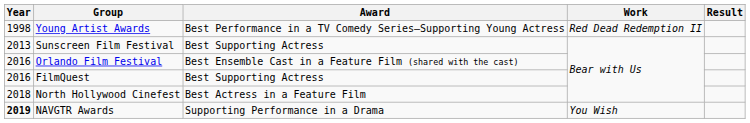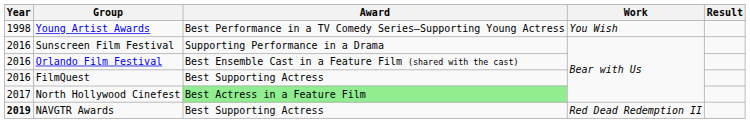(636, 29) Red Dead Redemption II -> (594, 29) You Wish
(19, 45) 2013 -> (19, 45) 2016
(254, 45) Best Supporting Actress -> (284, 45) Supporting Performance in a Drama
(19, 94) 2018 -> (19, 94) 2017
(275, 94) no background -> (275, 94) lightgreen background
(284, 110) Supporting Performance in a Drama -> (254, 110) Best Supporting Actress
(594, 110) You Wish -> (636, 110) Red Dead Redemption II
